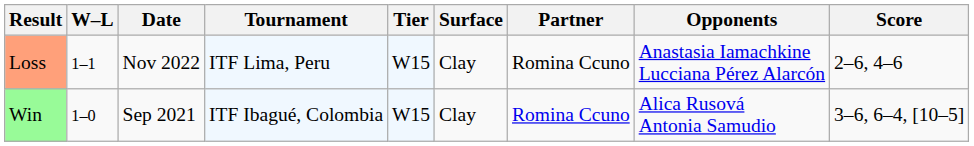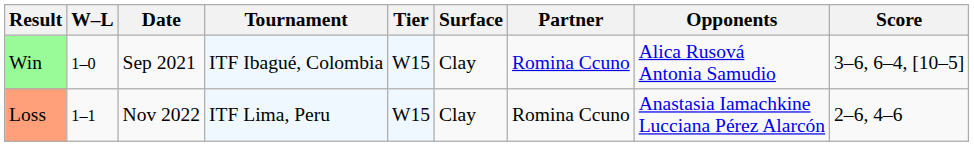rows swapped: (26, 114) <-> (28, 61)
